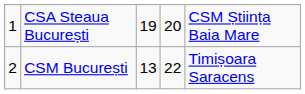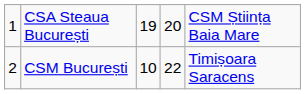(148, 68) 13 -> (148, 68) 10
